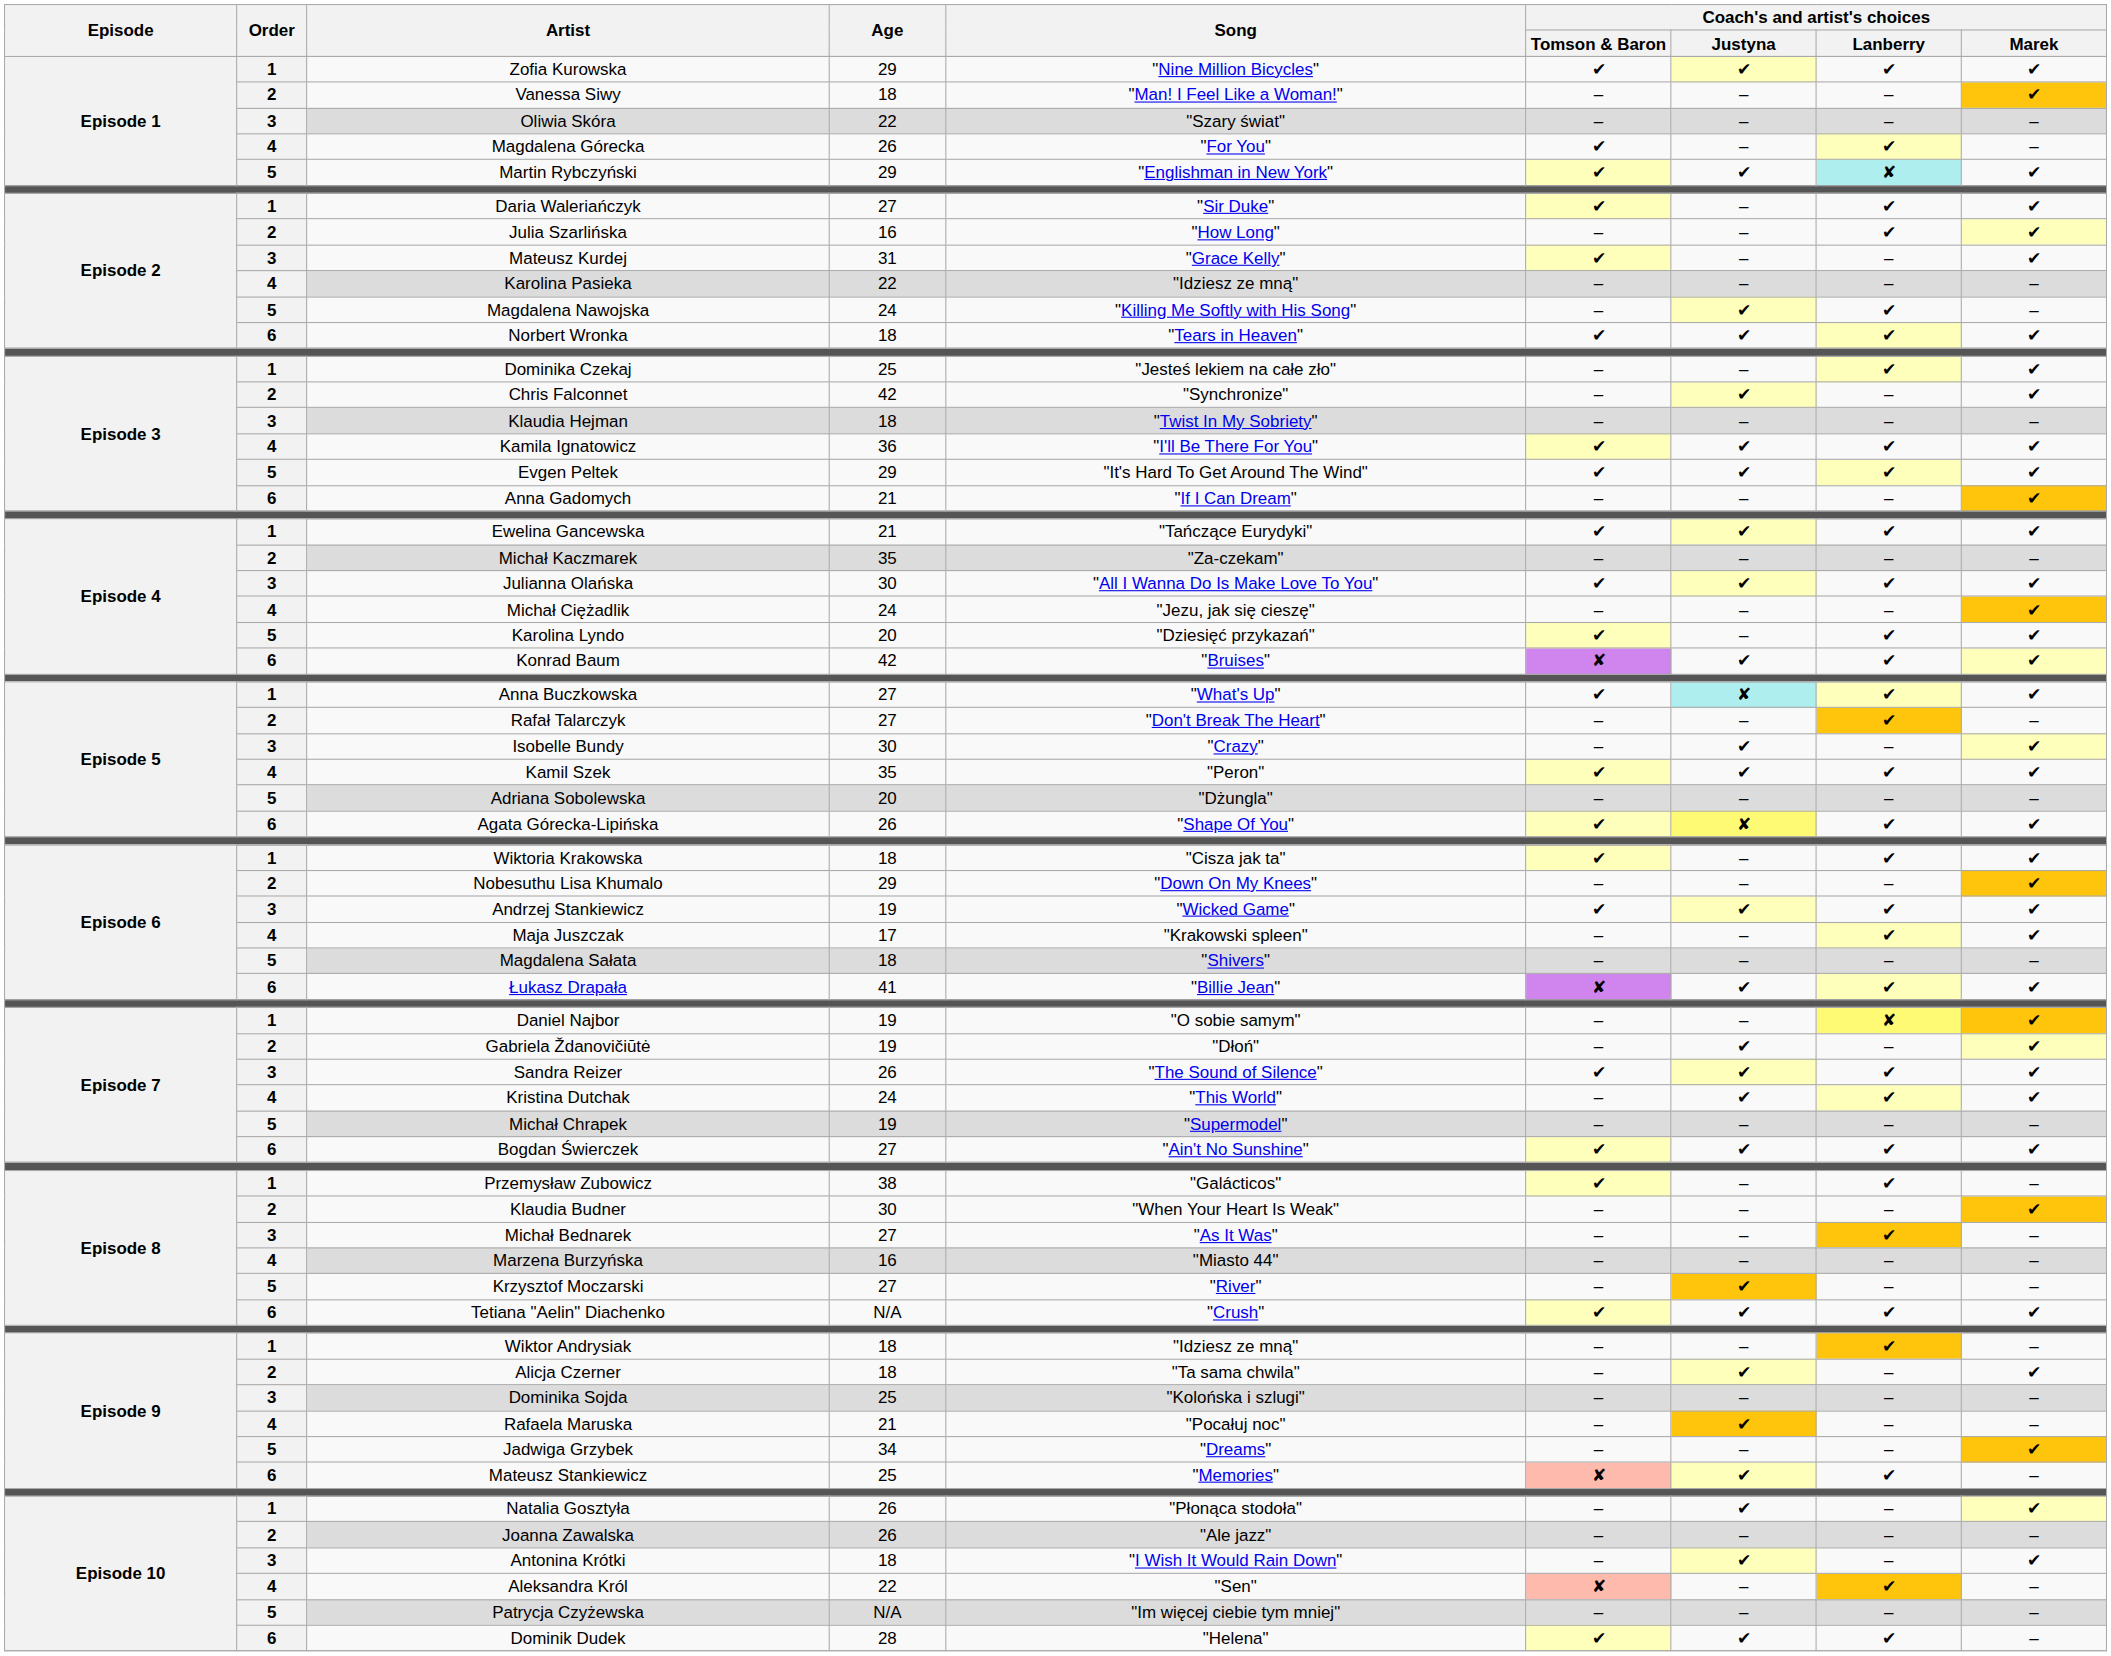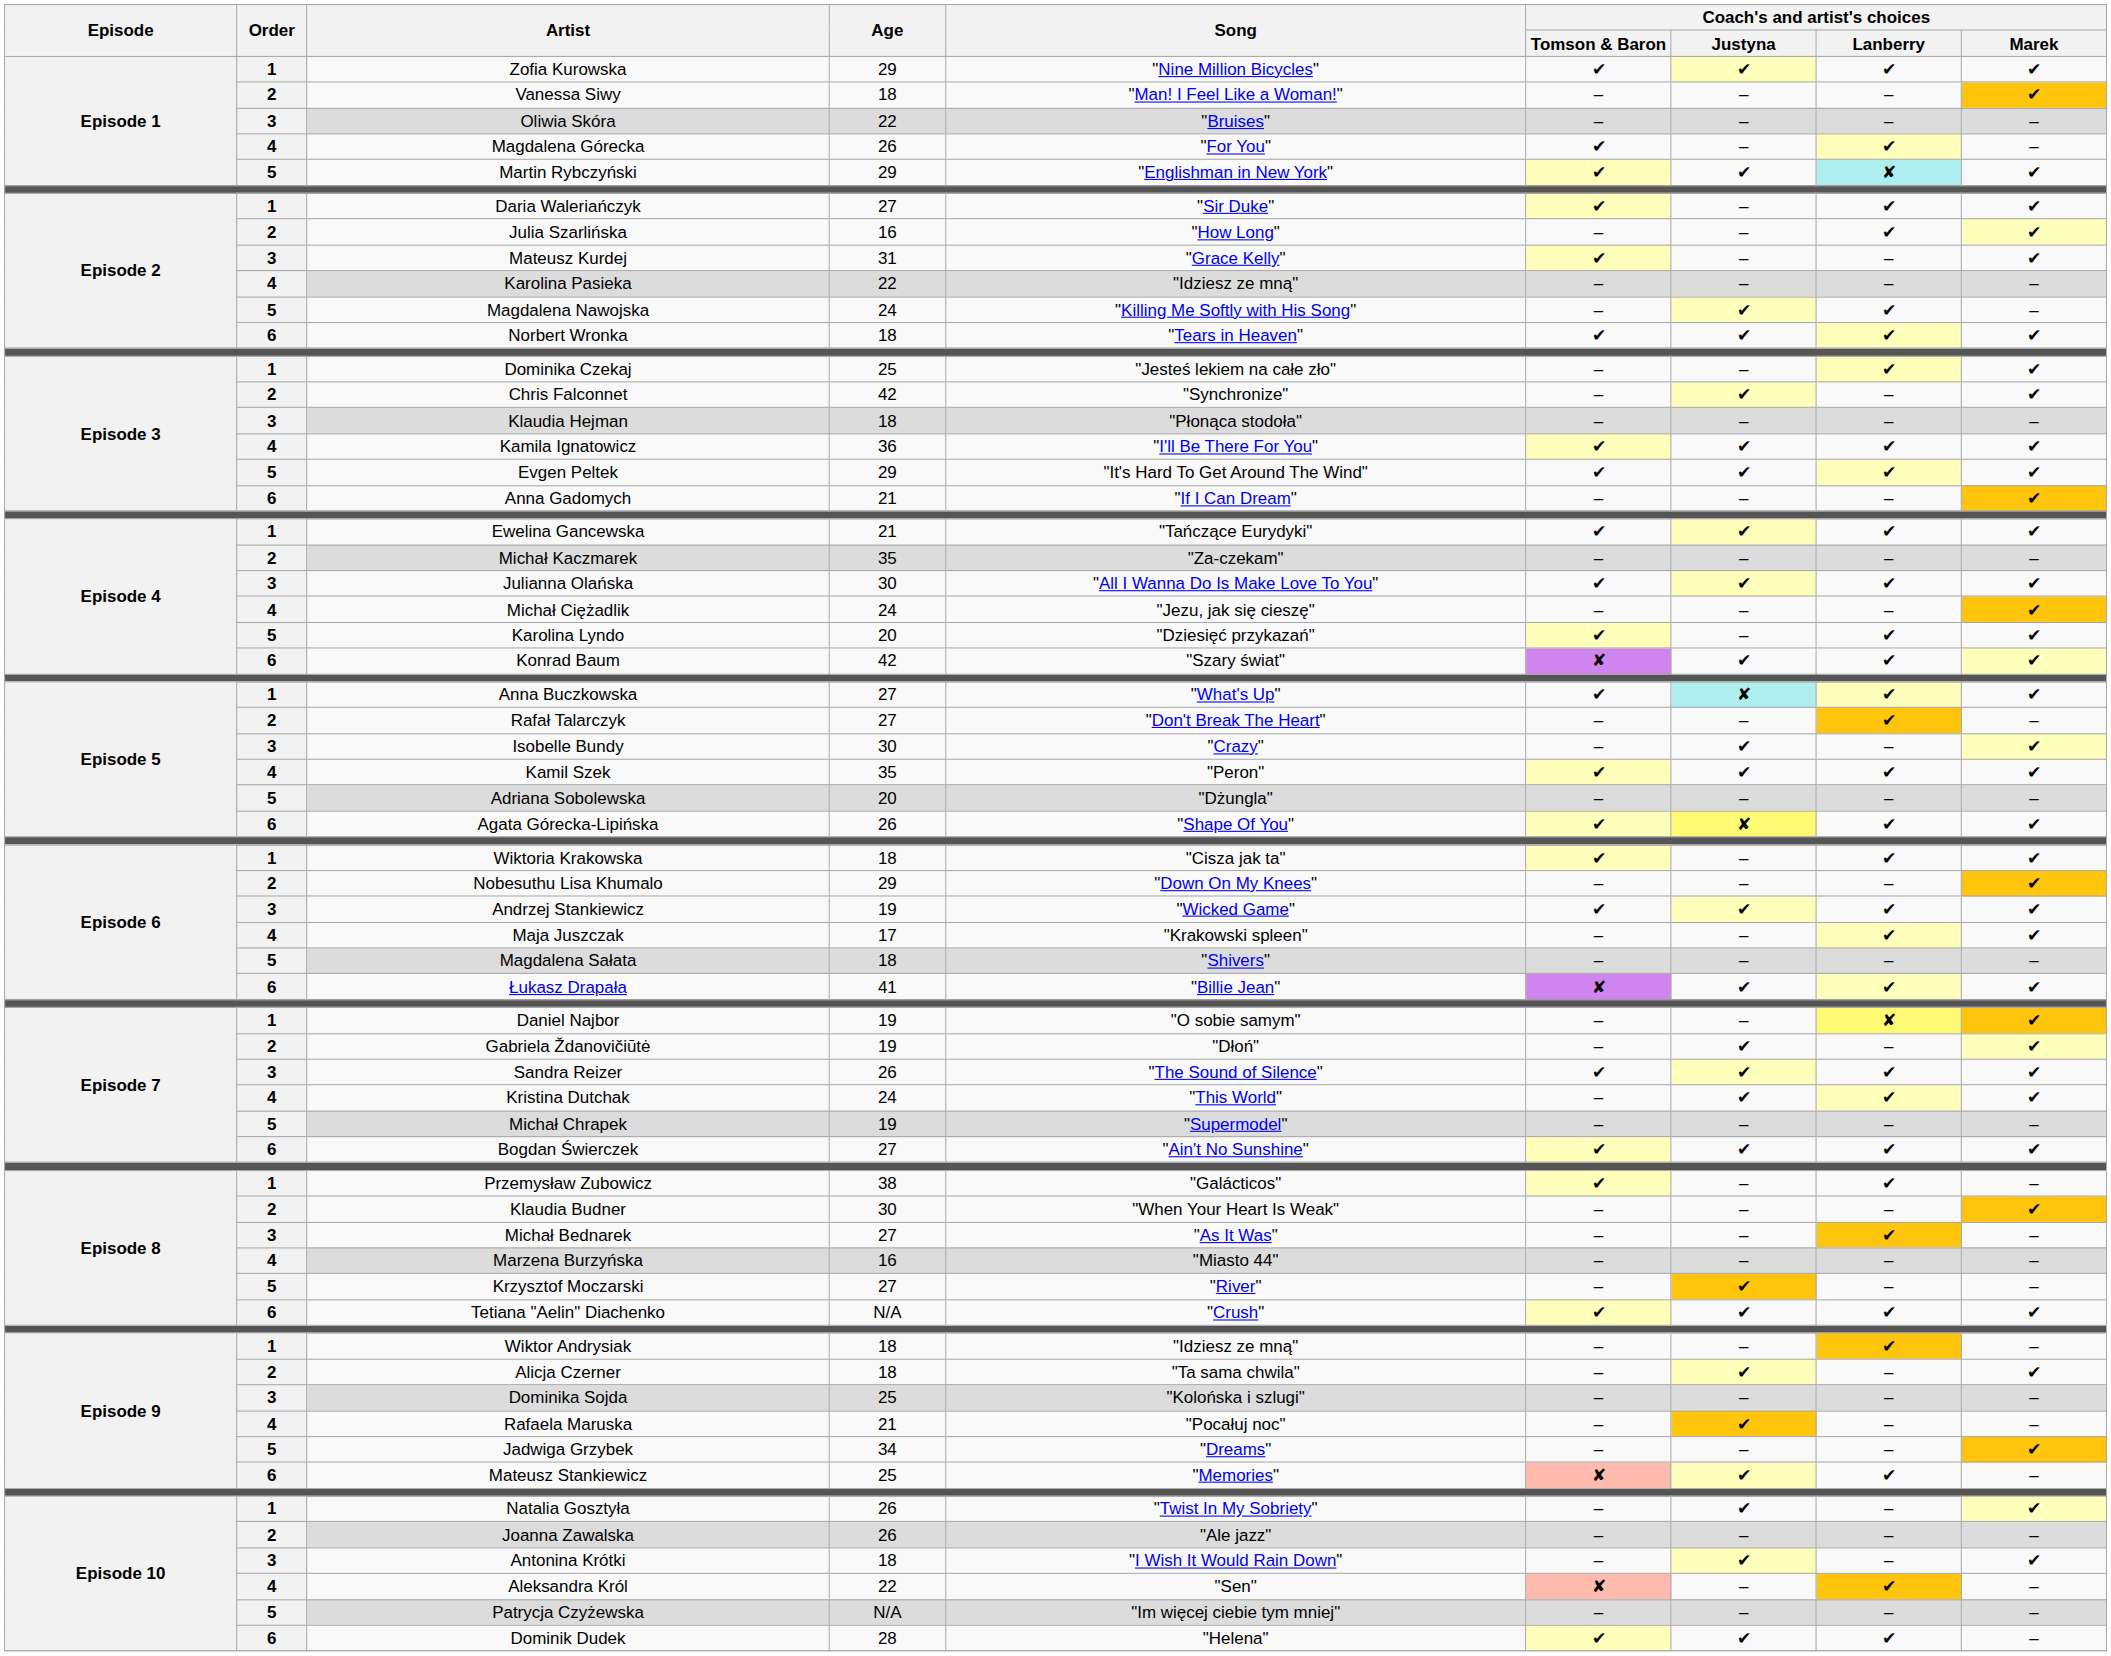(1236, 121) "Szary świat" -> (1236, 121) "Bruises"
(1236, 421) "Twist In My Sobriety" -> (1236, 421) "Płonąca stodoła"
(1236, 661) "Bruises" -> (1236, 661) "Szary świat"
(1236, 1509) "Płonąca stodoła" -> (1236, 1509) "Twist In My Sobriety"
